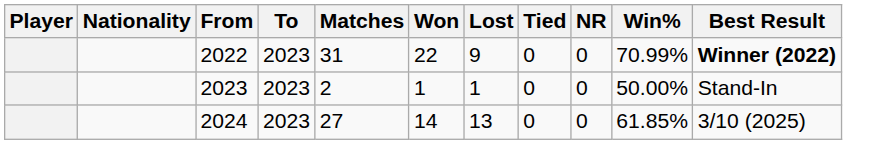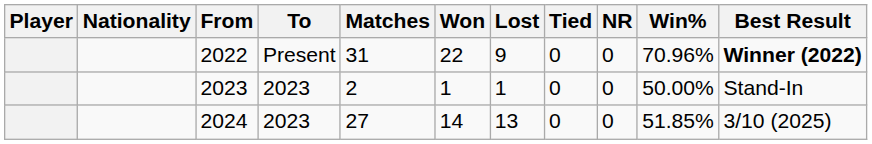(286, 54) 2023 -> (299, 54) Present
(652, 54) 70.99% -> (678, 54) 70.96%
(652, 121) 61.85% -> (678, 121) 51.85%
